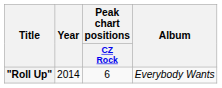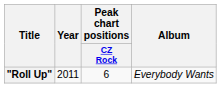(68, 75) 2014 -> (68, 75) 2011
